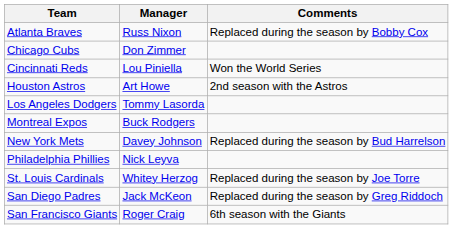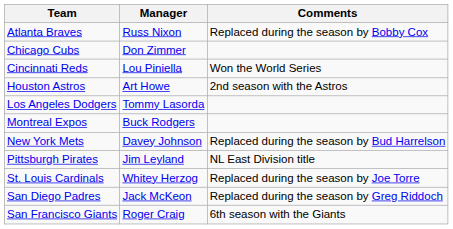- row: (58, 159)
+ row: (52, 159)
